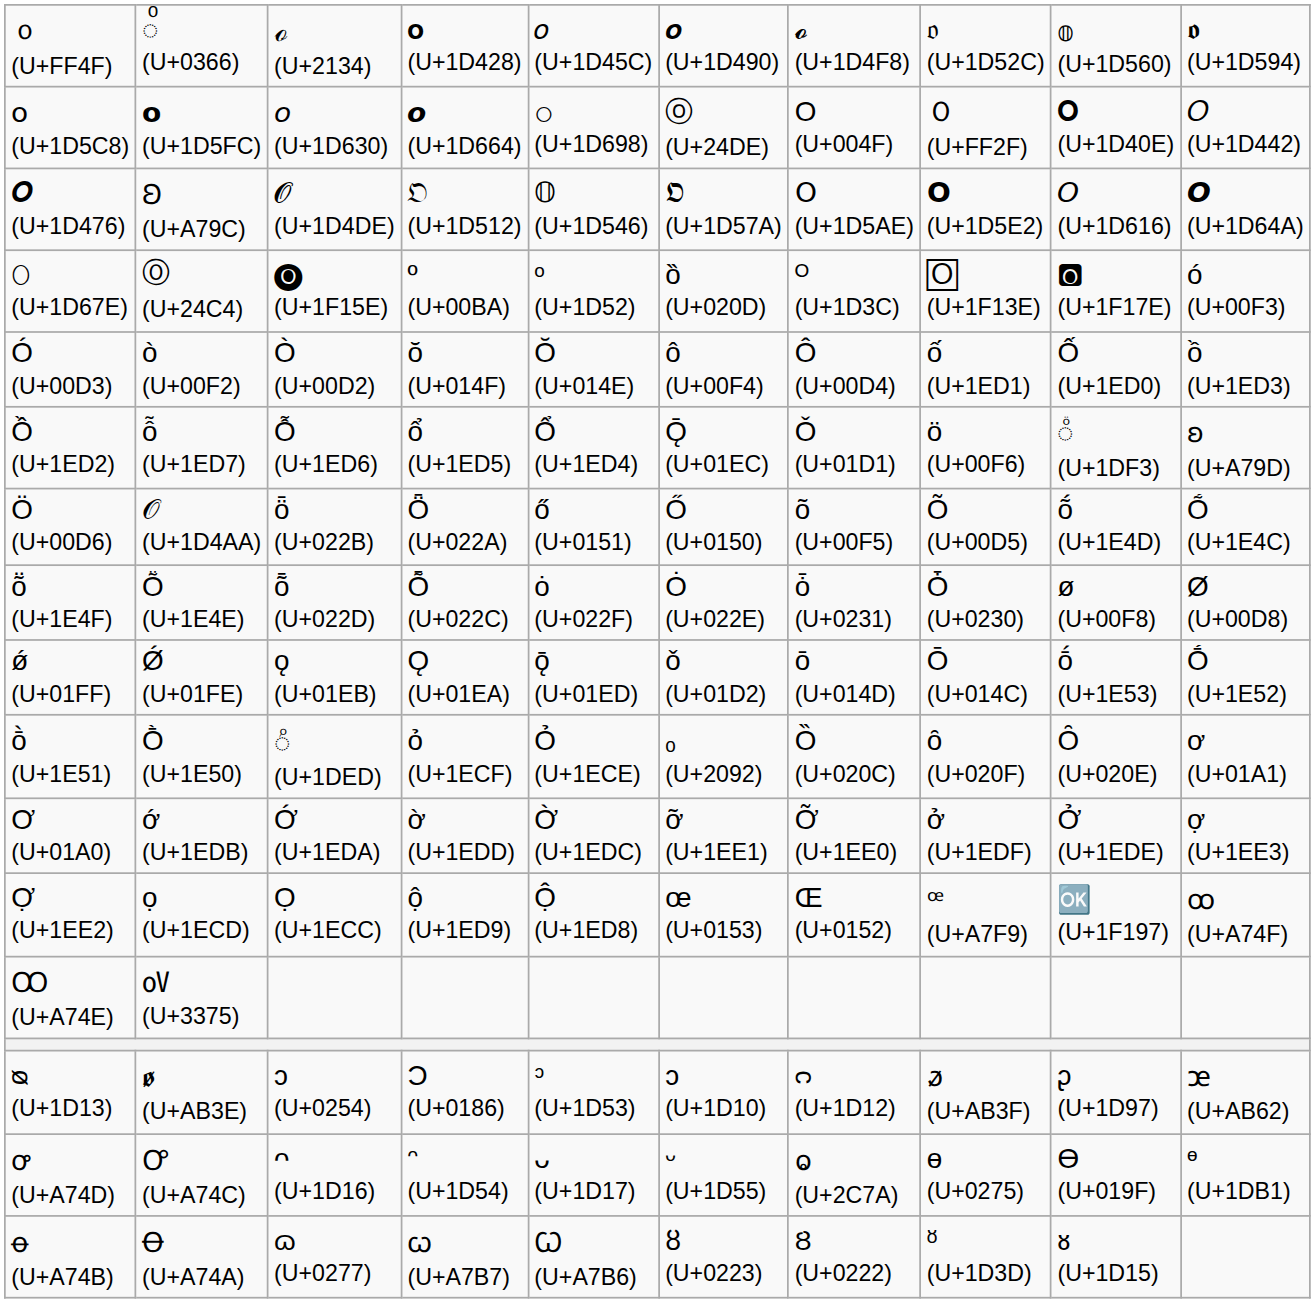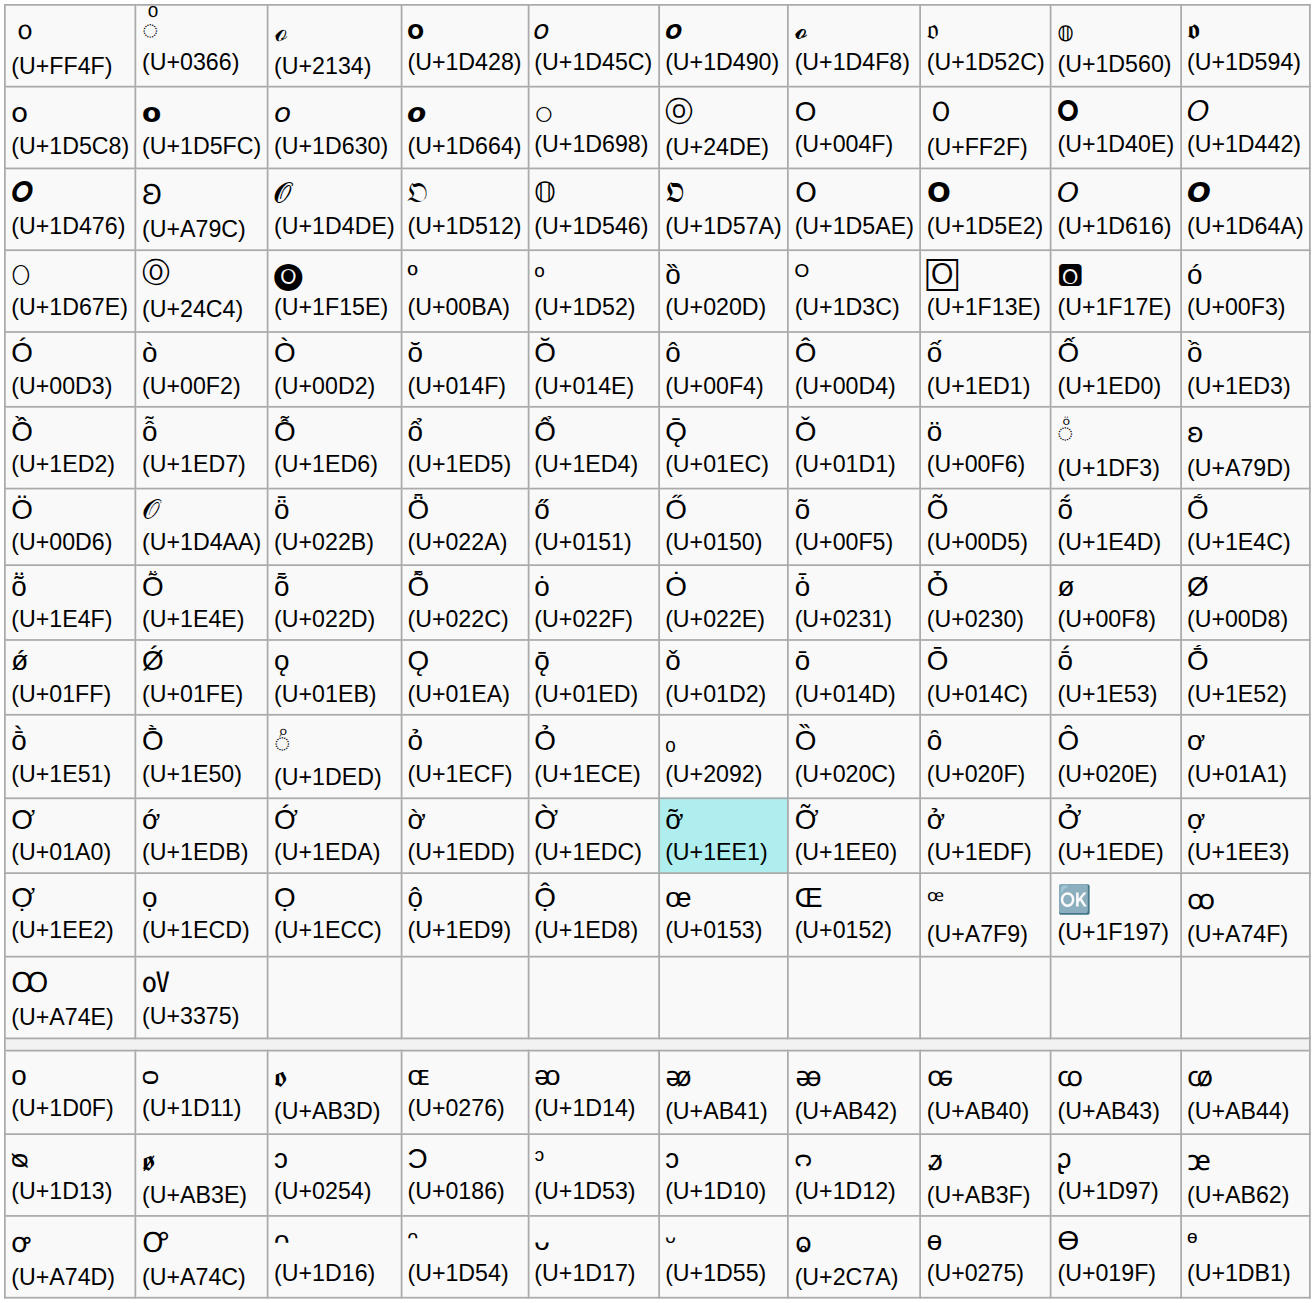(716, 835) no background -> (716, 835) paleturquoise background
+ row: (63, 1091)
- row: (63, 1259)
